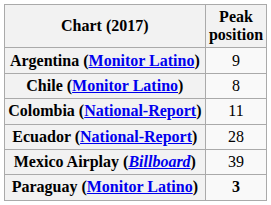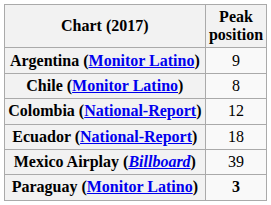(236, 111) 11 -> (236, 111) 12
(236, 136) 28 -> (236, 136) 18
